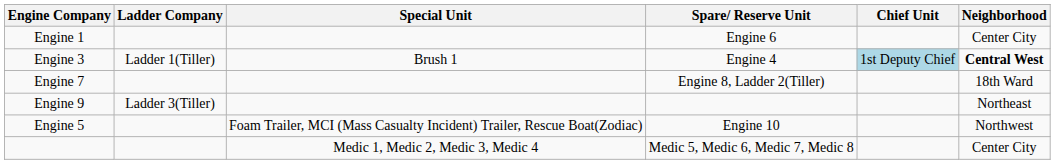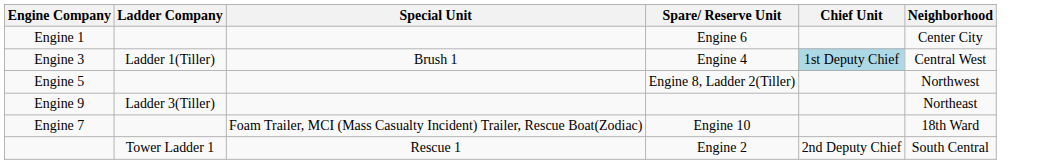(1004, 59) bold -> (950, 59) normal
(59, 81) Engine 7 -> (59, 81) Engine 5
(1004, 81) 18th Ward -> (950, 81) Northwest
(59, 125) Engine 5 -> (59, 125) Engine 7
(1004, 125) Northwest -> (950, 125) 18th Ward
+ row: (722, 147)
- row: (751, 147)
